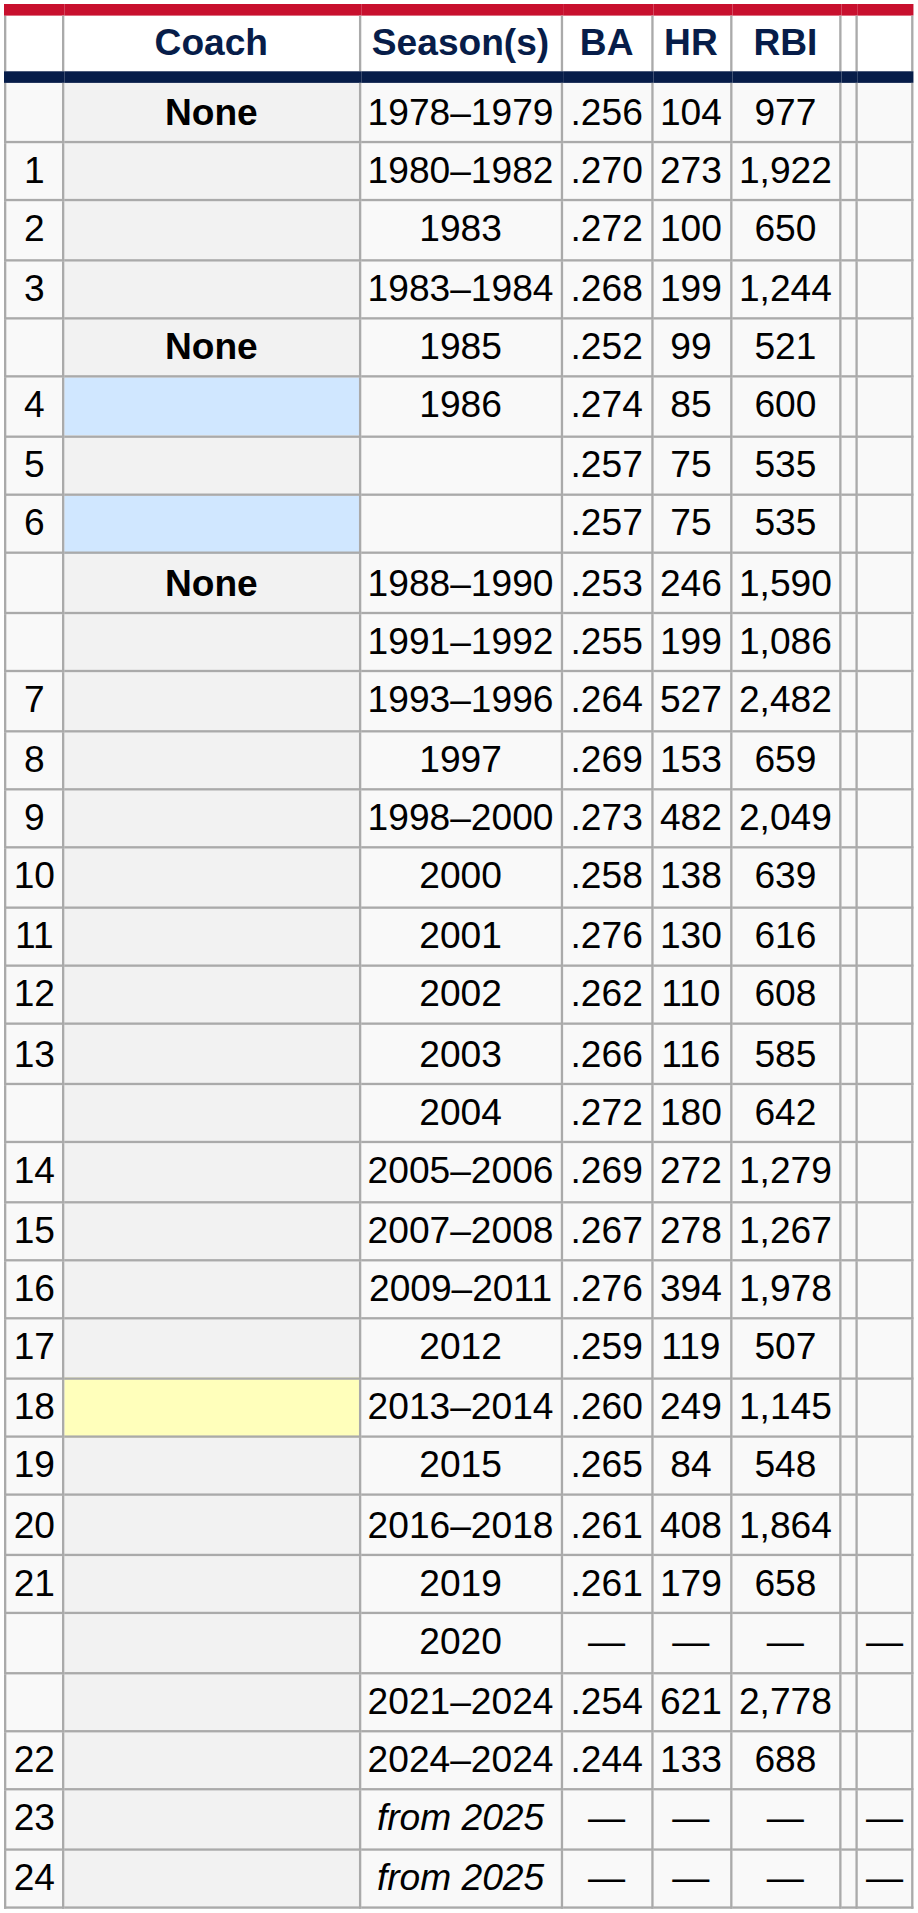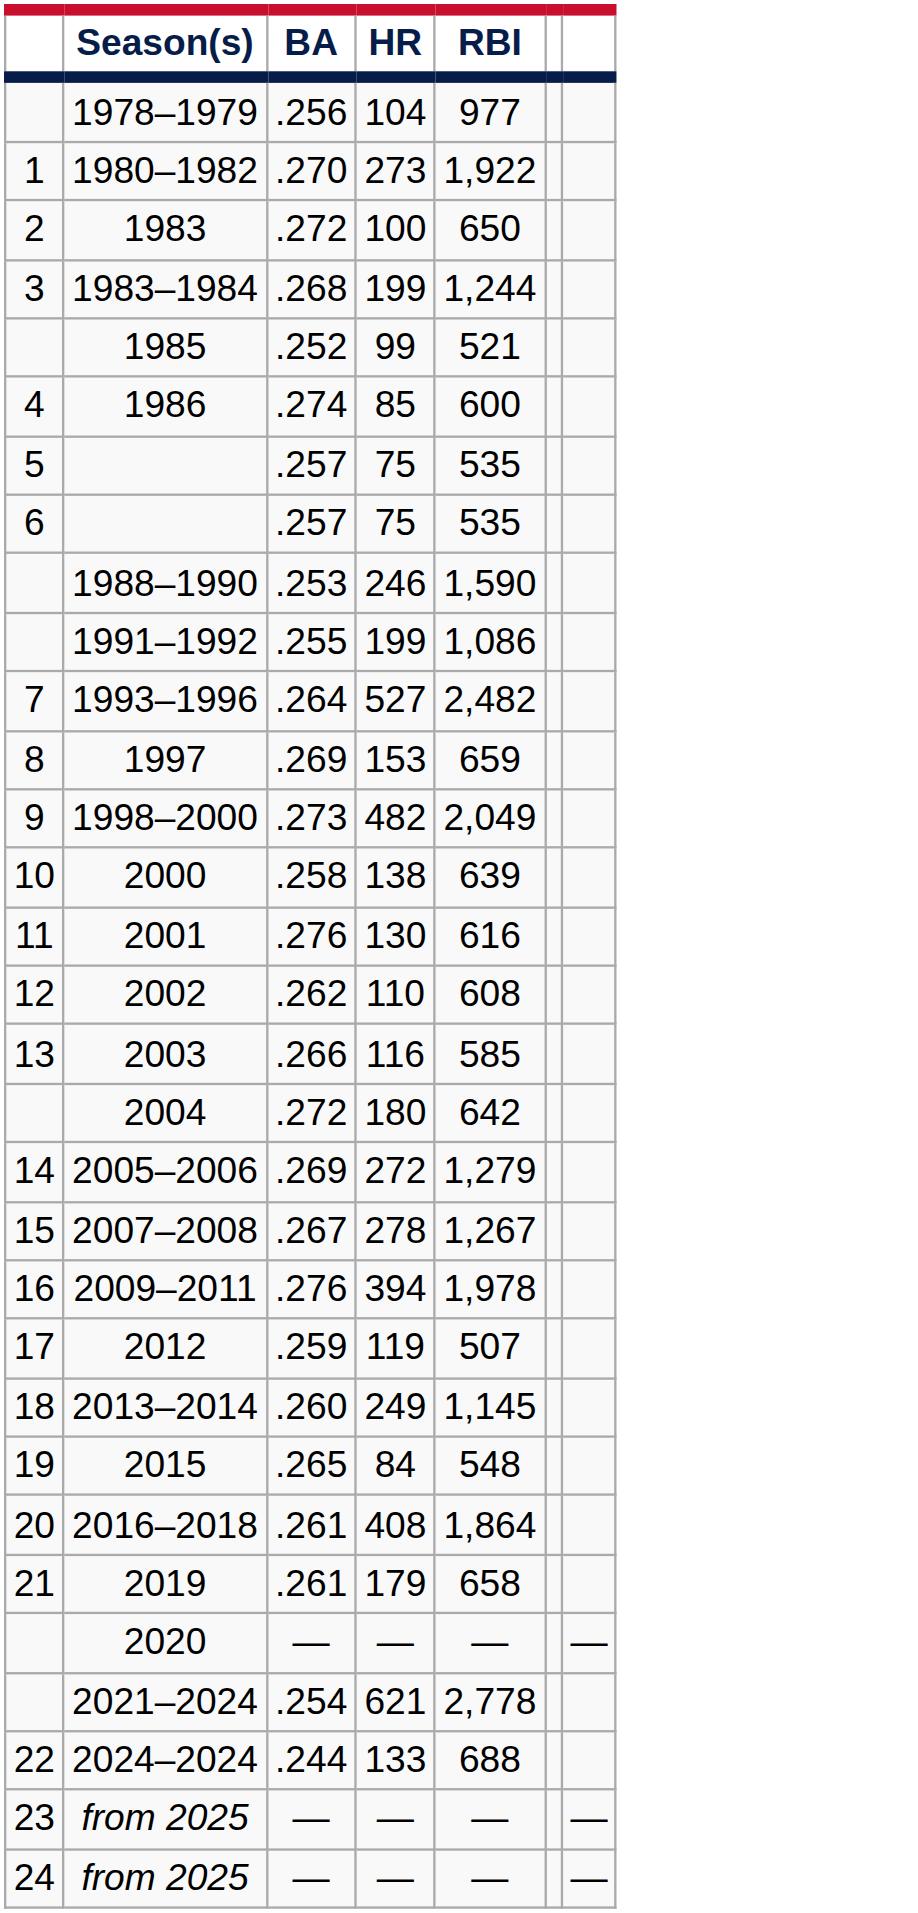- column: (211, 43)
